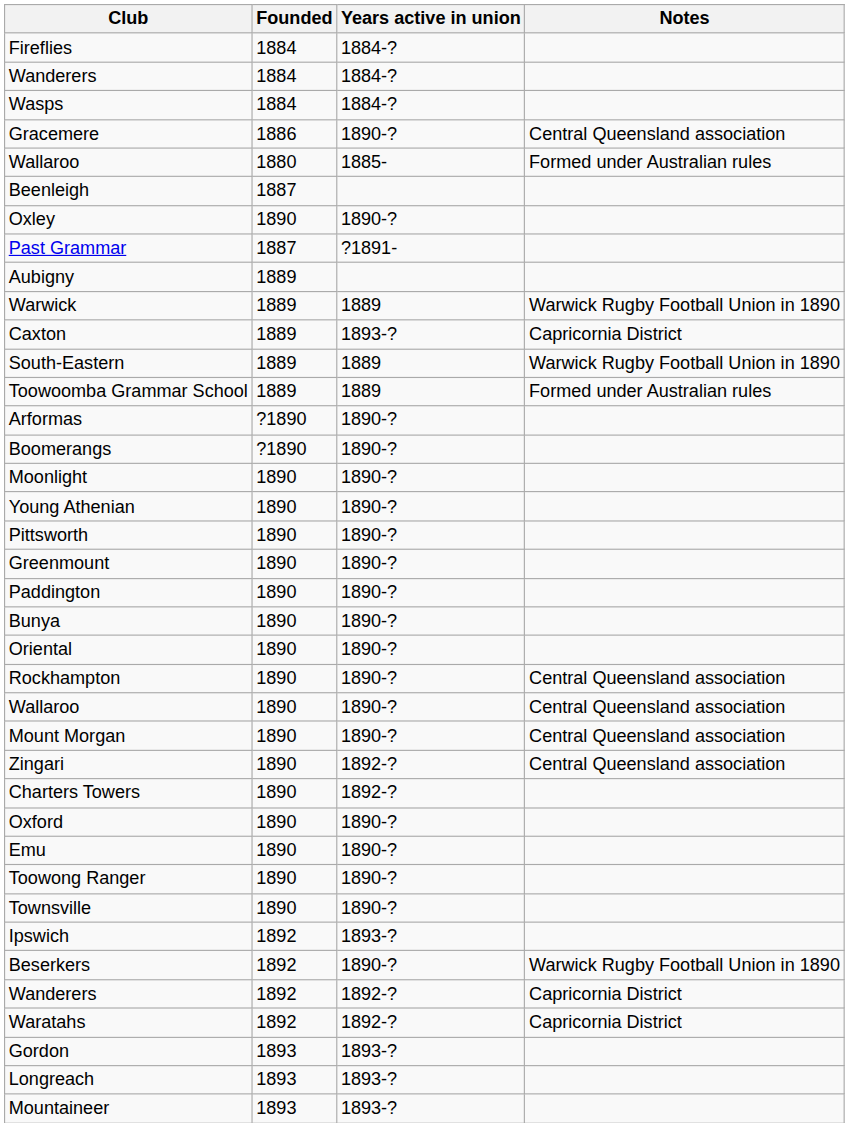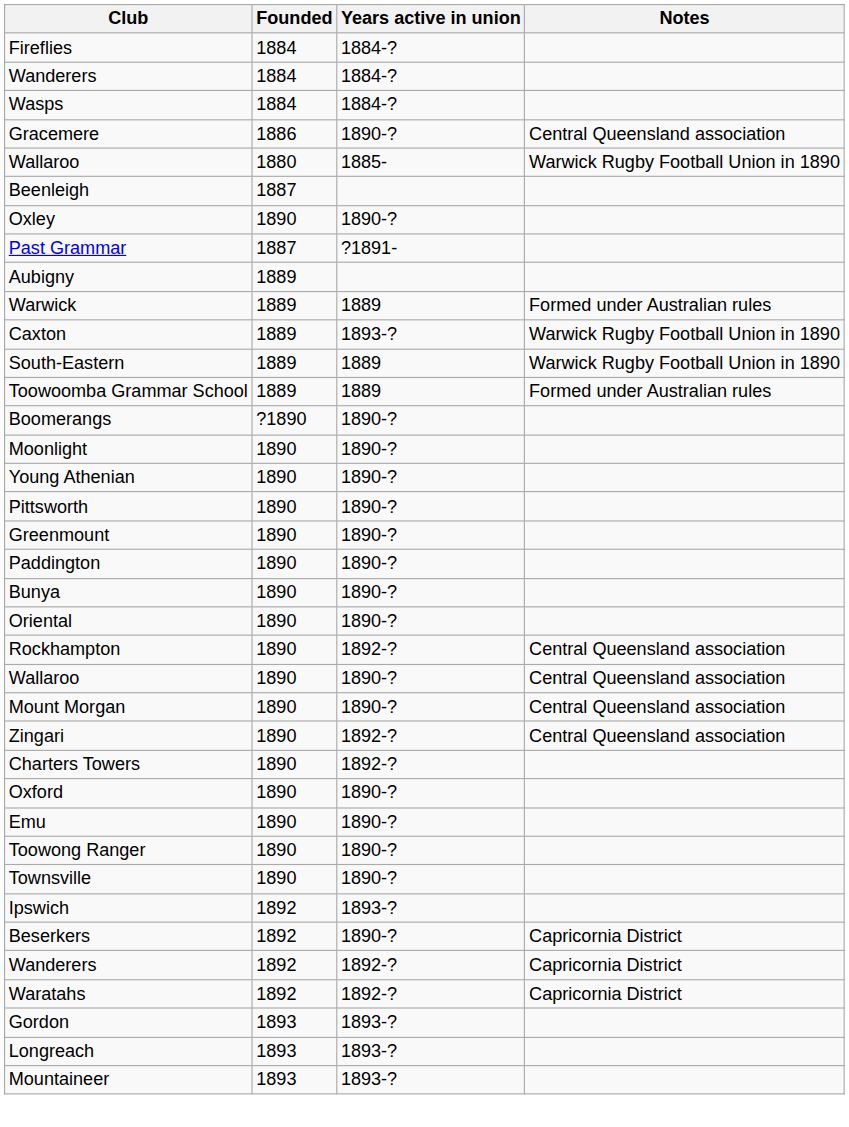(650, 162) Formed under Australian rules -> (685, 162) Warwick Rugby Football Union in 1890
(685, 305) Warwick Rugby Football Union in 1890 -> (650, 305) Formed under Australian rules
(605, 334) Capricornia District -> (685, 334) Warwick Rugby Football Union in 1890
- row: (45, 420)
(369, 678) 1890-? -> (369, 649) 1892-?
(685, 965) Warwick Rugby Football Union in 1890 -> (605, 936) Capricornia District
